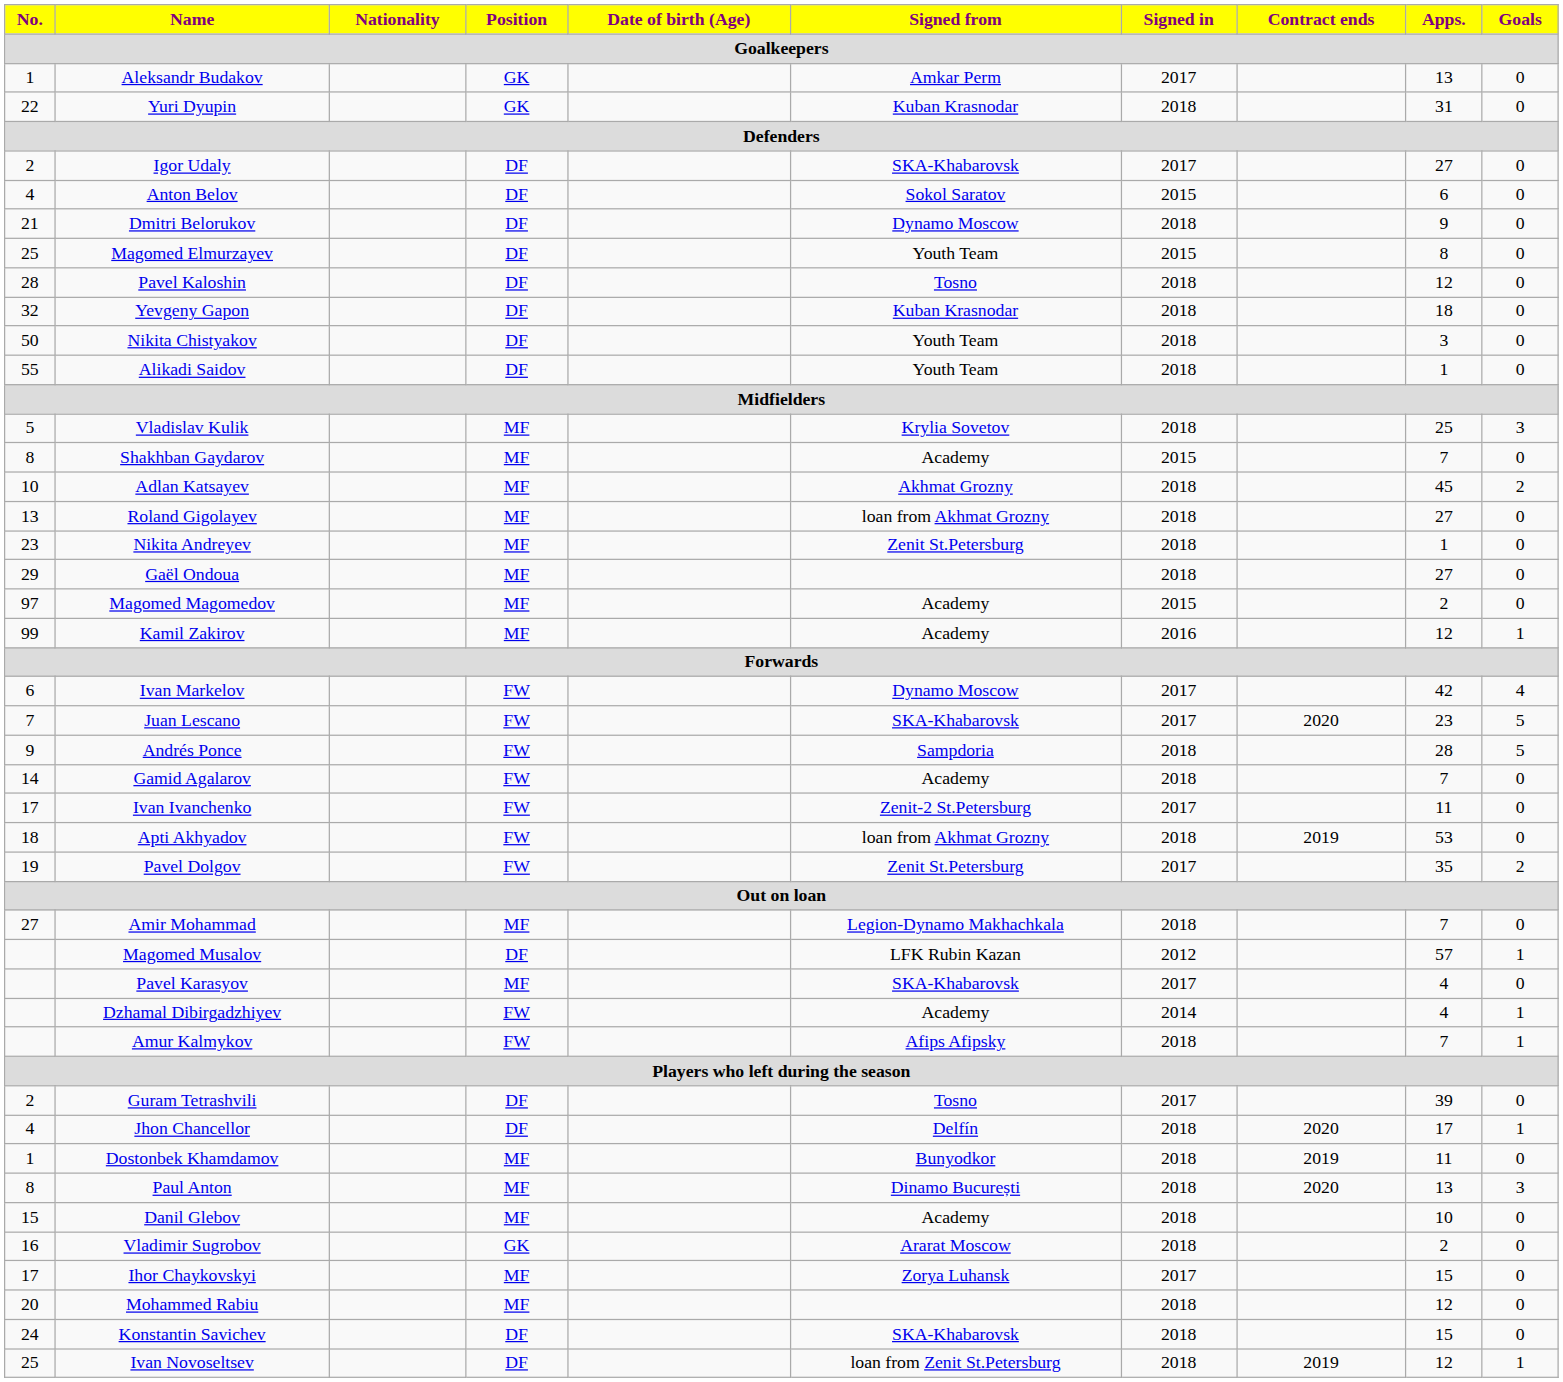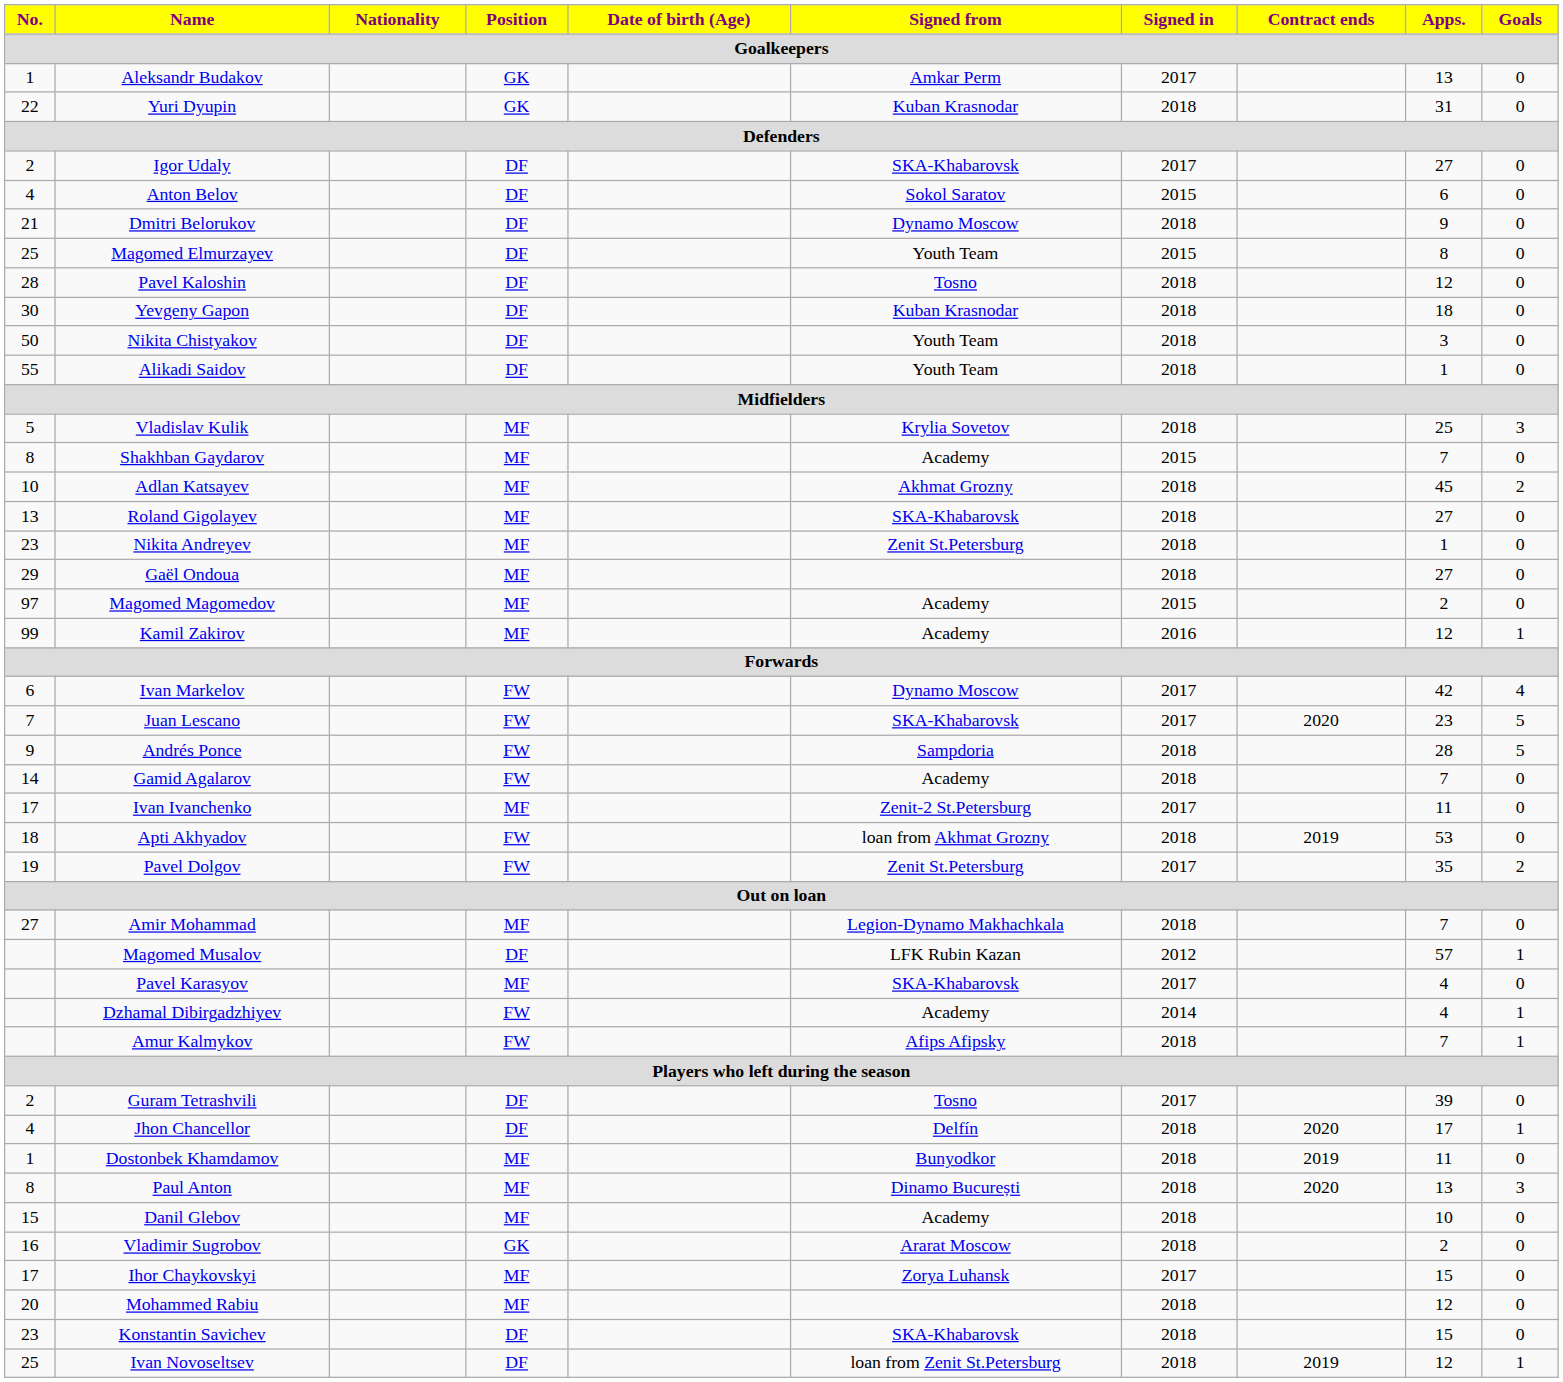(30, 311) 32 -> (30, 311) 30
(955, 516) loan from Akhmat Grozny -> (955, 516) SKA-Khabarovsk
(517, 808) FW -> (517, 808) MF
(30, 1334) 24 -> (30, 1334) 23
